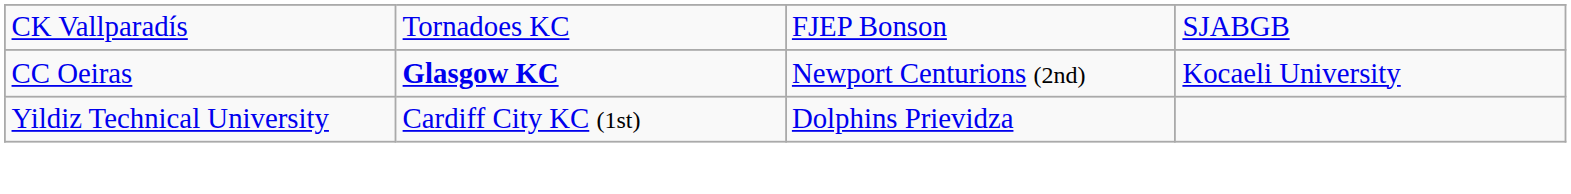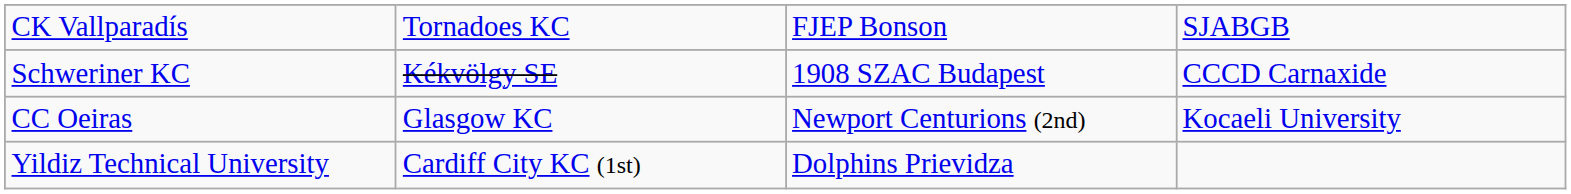+ row: (101, 73)
(481, 73) bold -> (478, 118) normal
